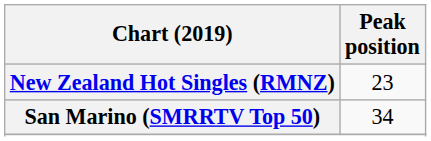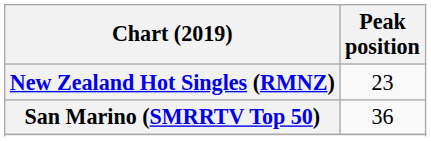(382, 116) 34 -> (382, 116) 36
